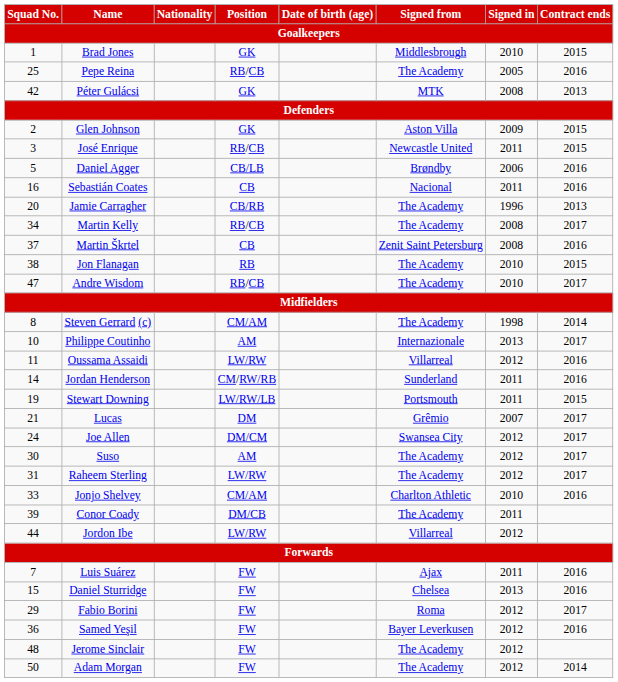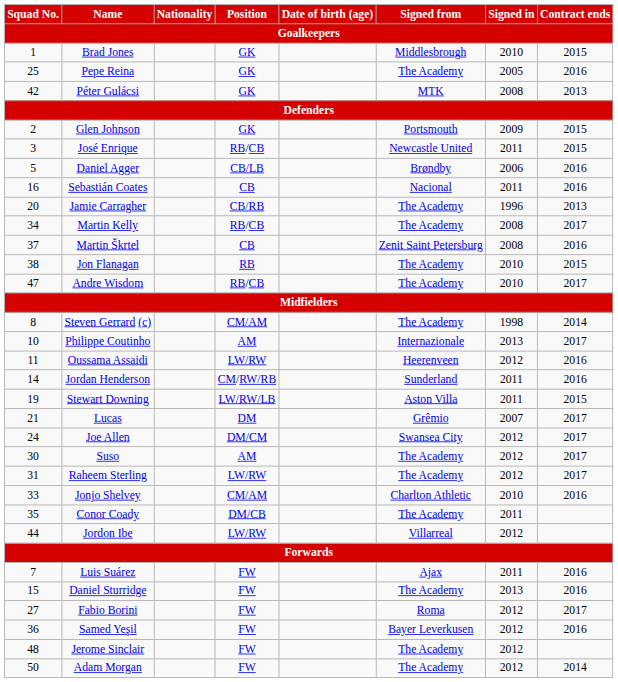(247, 72) RB/CB -> (247, 72) GK
(431, 129) Aston Villa -> (431, 129) Portsmouth
(431, 360) Villarreal -> (431, 360) Heerenveen
(431, 399) Portsmouth -> (431, 399) Aston Villa
(33, 514) 39 -> (33, 514) 35
(431, 591) Chelsea -> (431, 591) The Academy
(33, 610) 29 -> (33, 610) 27
